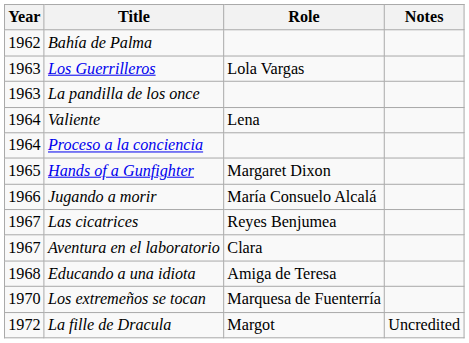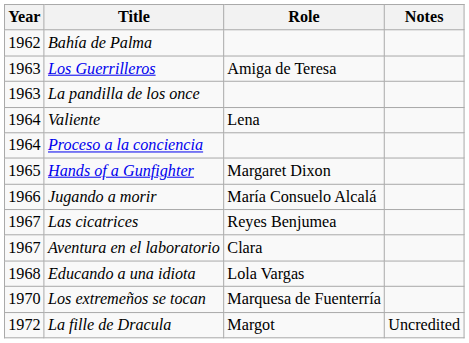(266, 68) Lola Vargas -> (282, 68) Amiga de Teresa
(282, 273) Amiga de Teresa -> (266, 273) Lola Vargas
